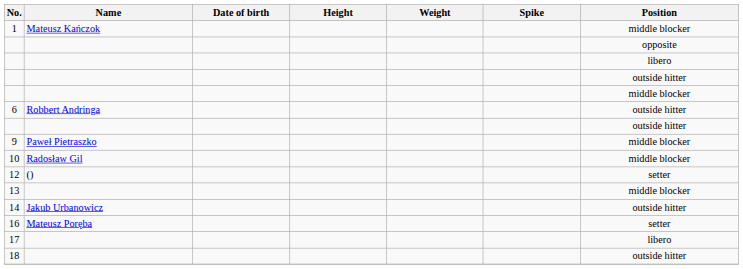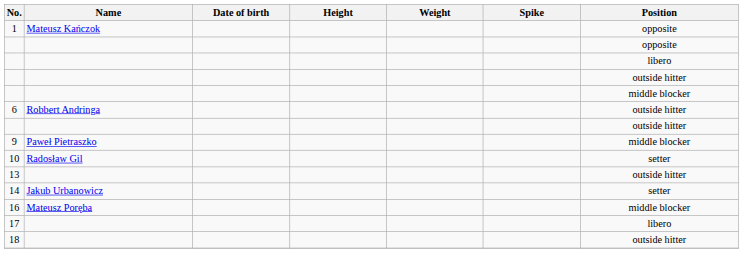(659, 28) middle blocker -> (659, 28) opposite
(659, 158) middle blocker -> (659, 158) setter
- row: (14, 175)
(659, 191) middle blocker -> (659, 175) outside hitter
(659, 207) outside hitter -> (659, 191) setter
(659, 223) setter -> (659, 207) middle blocker
